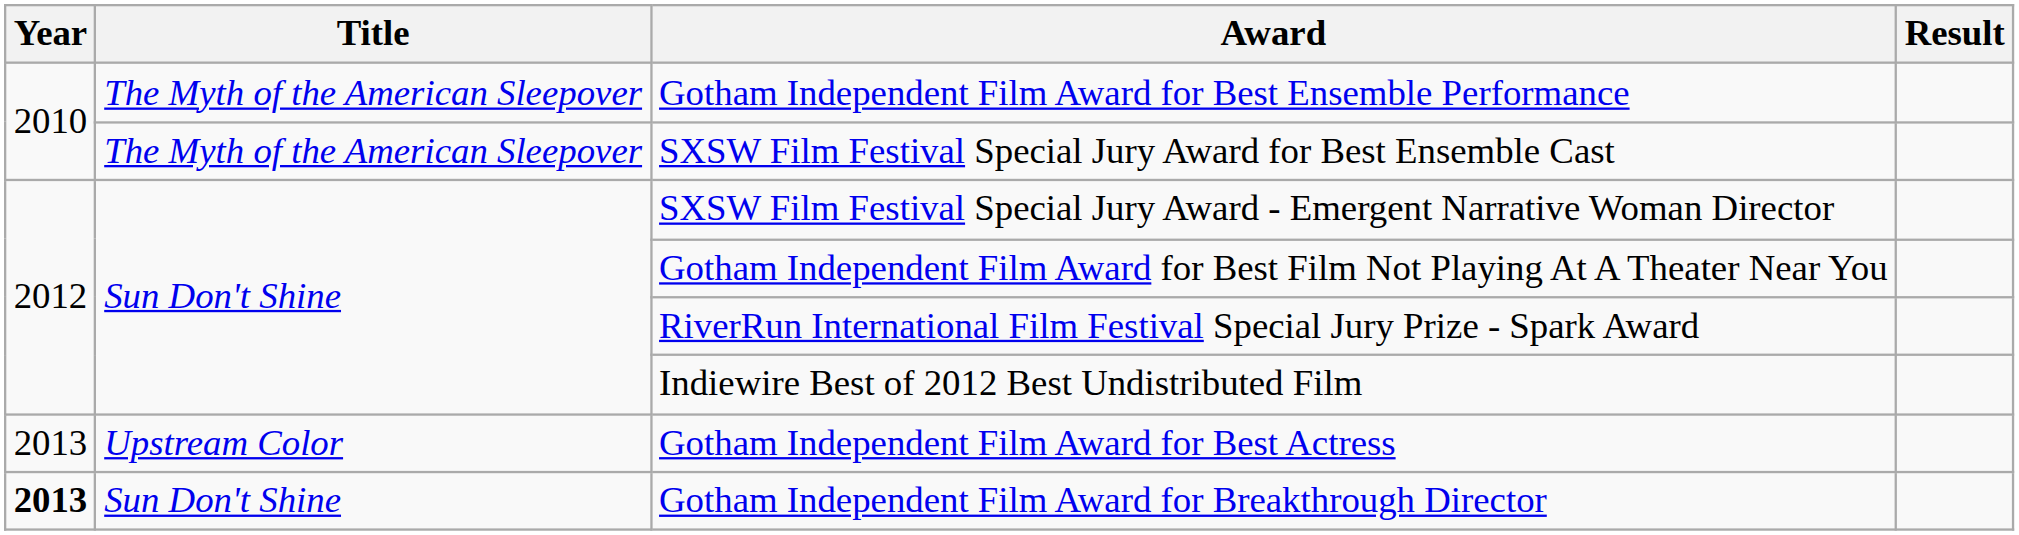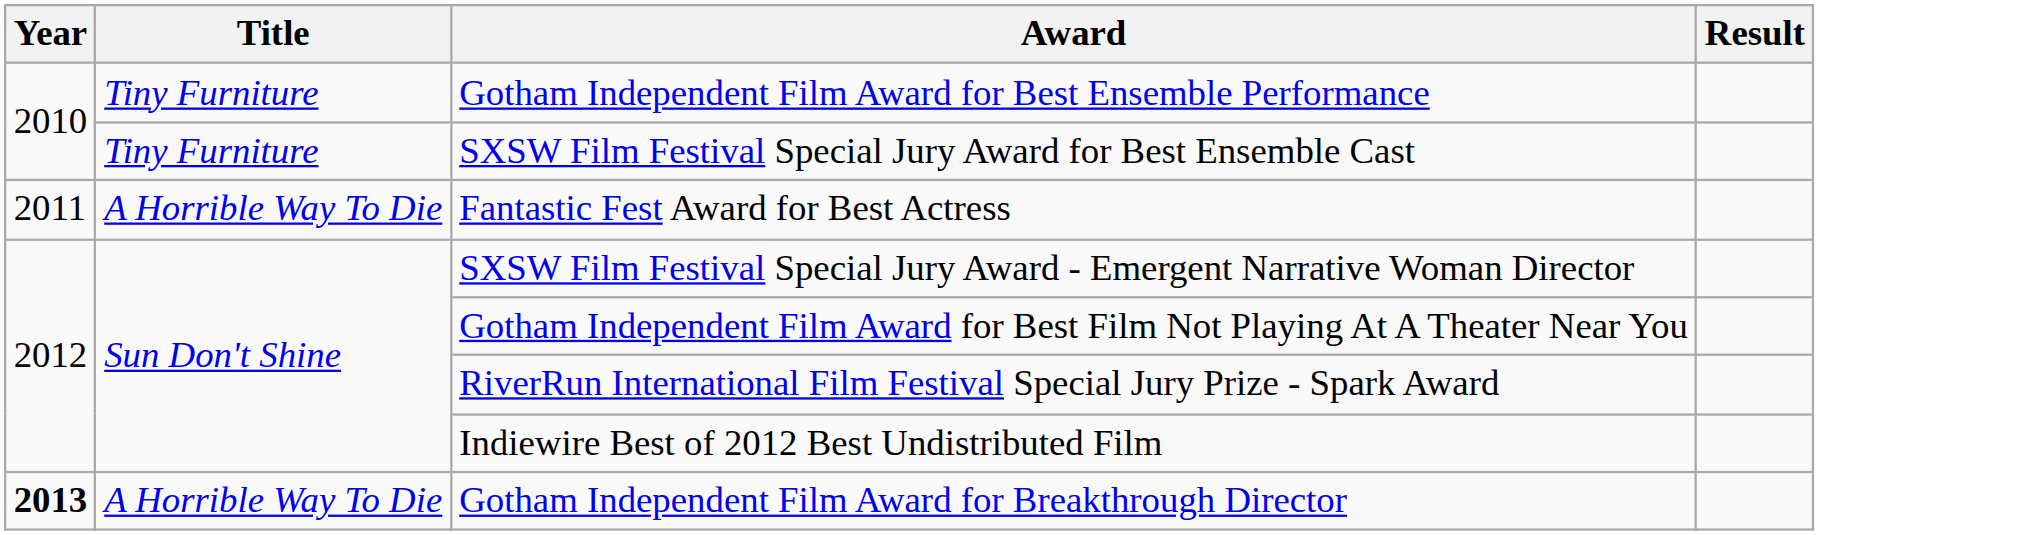(373, 92) The Myth of the American Sleepover -> (211, 92) Tiny Furniture
(373, 150) The Myth of the American Sleepover -> (211, 150) Tiny Furniture
+ row: (735, 208)
- row: (1027, 442)
(223, 500) Sun Don't Shine -> (273, 500) A Horrible Way To Die
